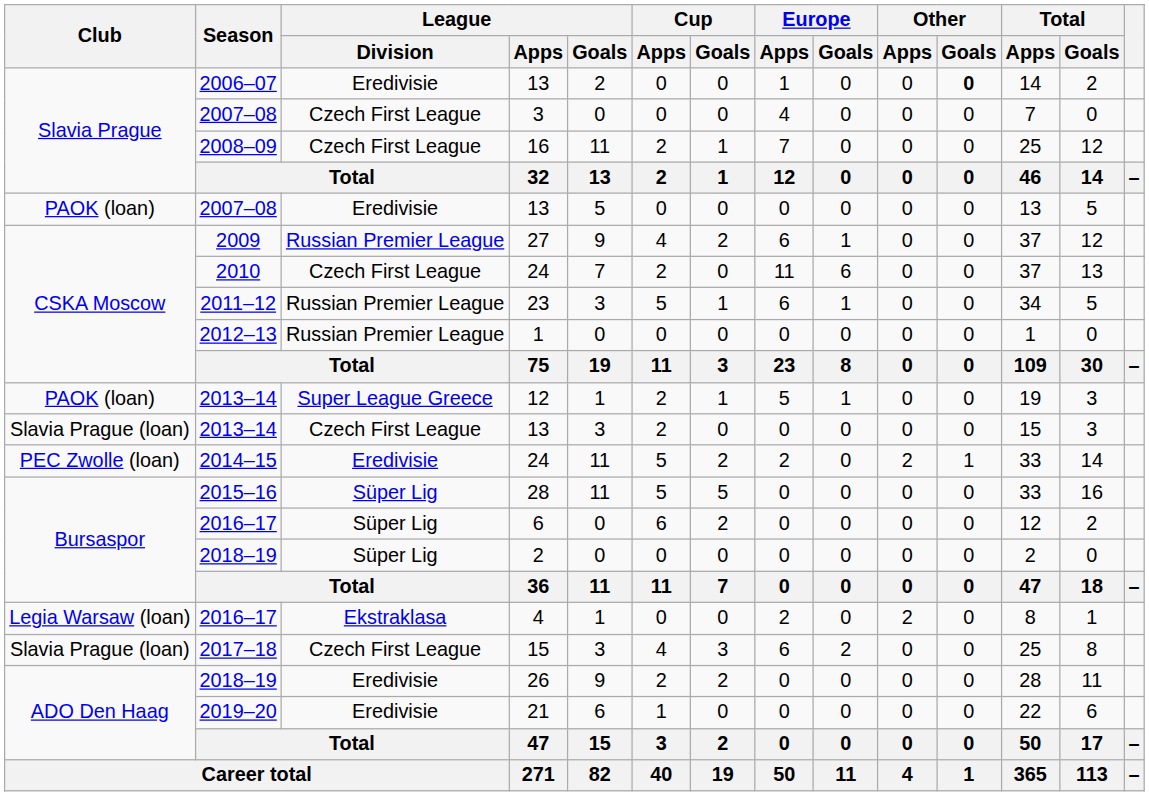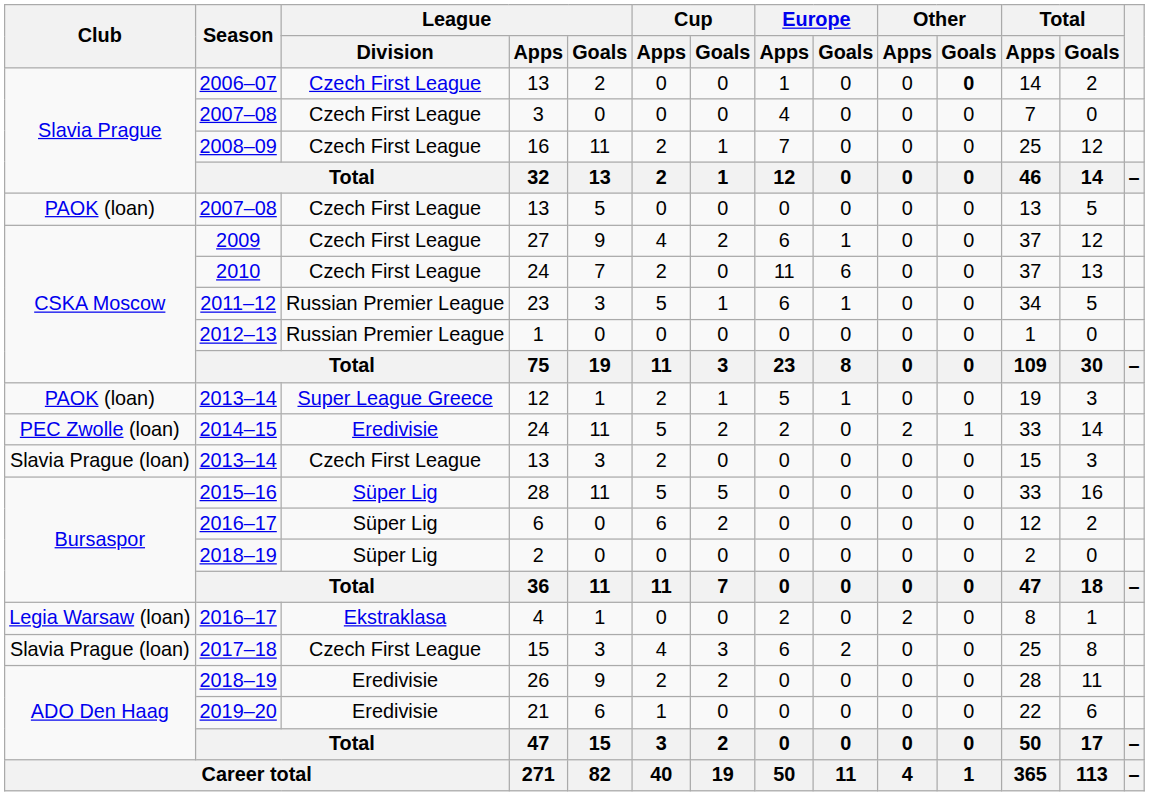(395, 83) Eredivisie -> (395, 83) Czech First League
(395, 209) Eredivisie -> (395, 209) Czech First League
(395, 240) Russian Premier League -> (395, 240) Czech First League
rows swapped: (238, 429) <-> (238, 460)
